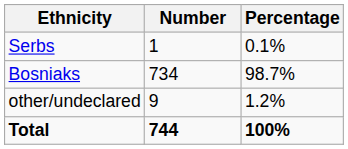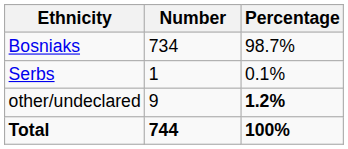rows swapped: (44, 74) <-> (32, 46)
(265, 102) normal -> (265, 102) bold
